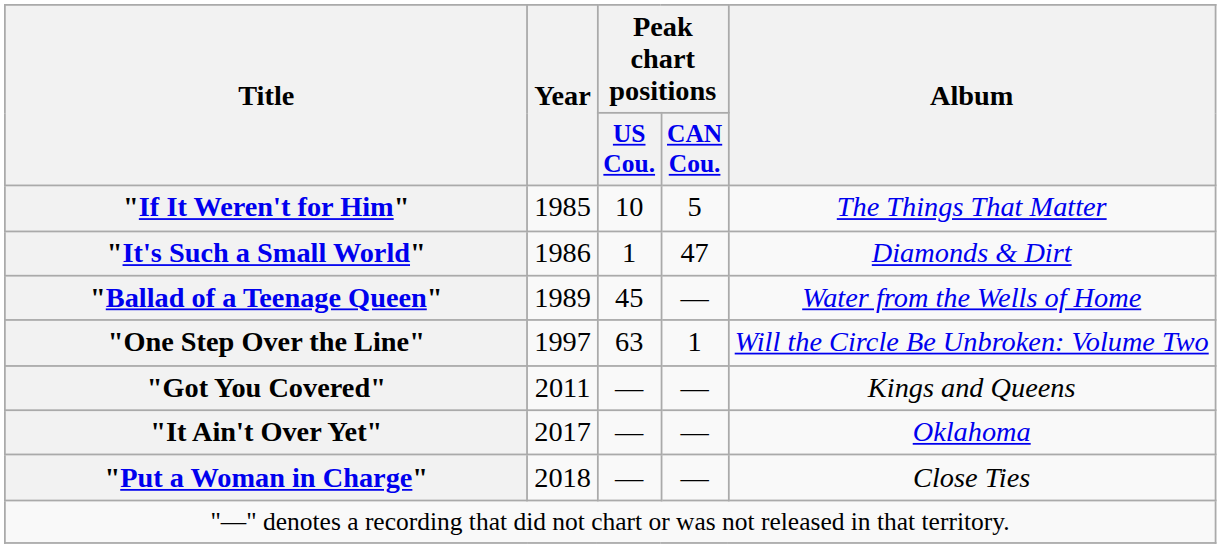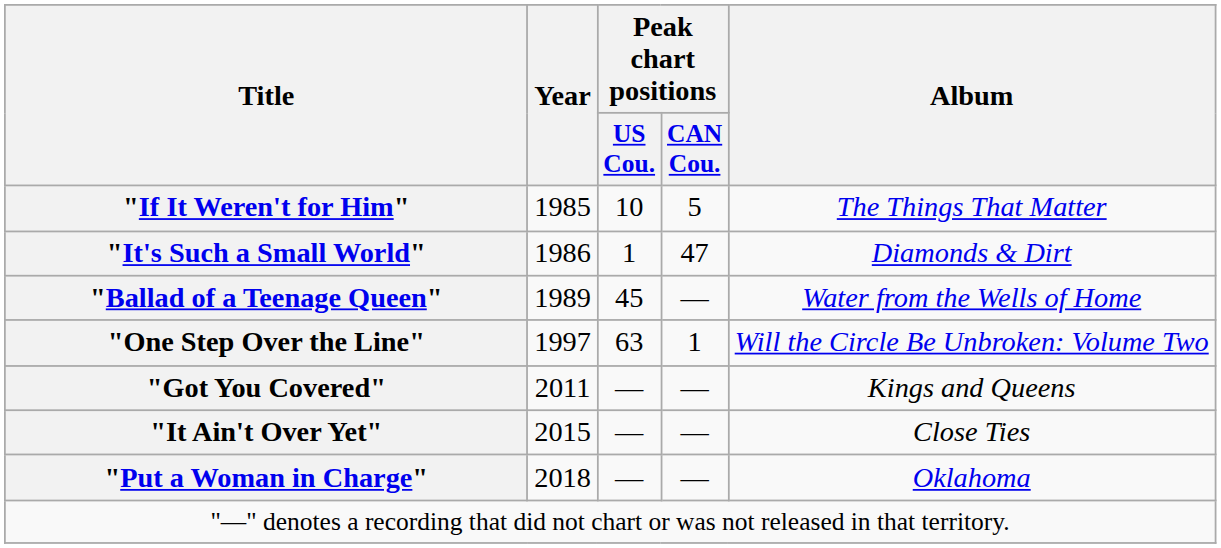(563, 432) 2017 -> (563, 432) 2015
(972, 432) Oklahoma -> (972, 432) Close Ties
(972, 477) Close Ties -> (972, 477) Oklahoma
